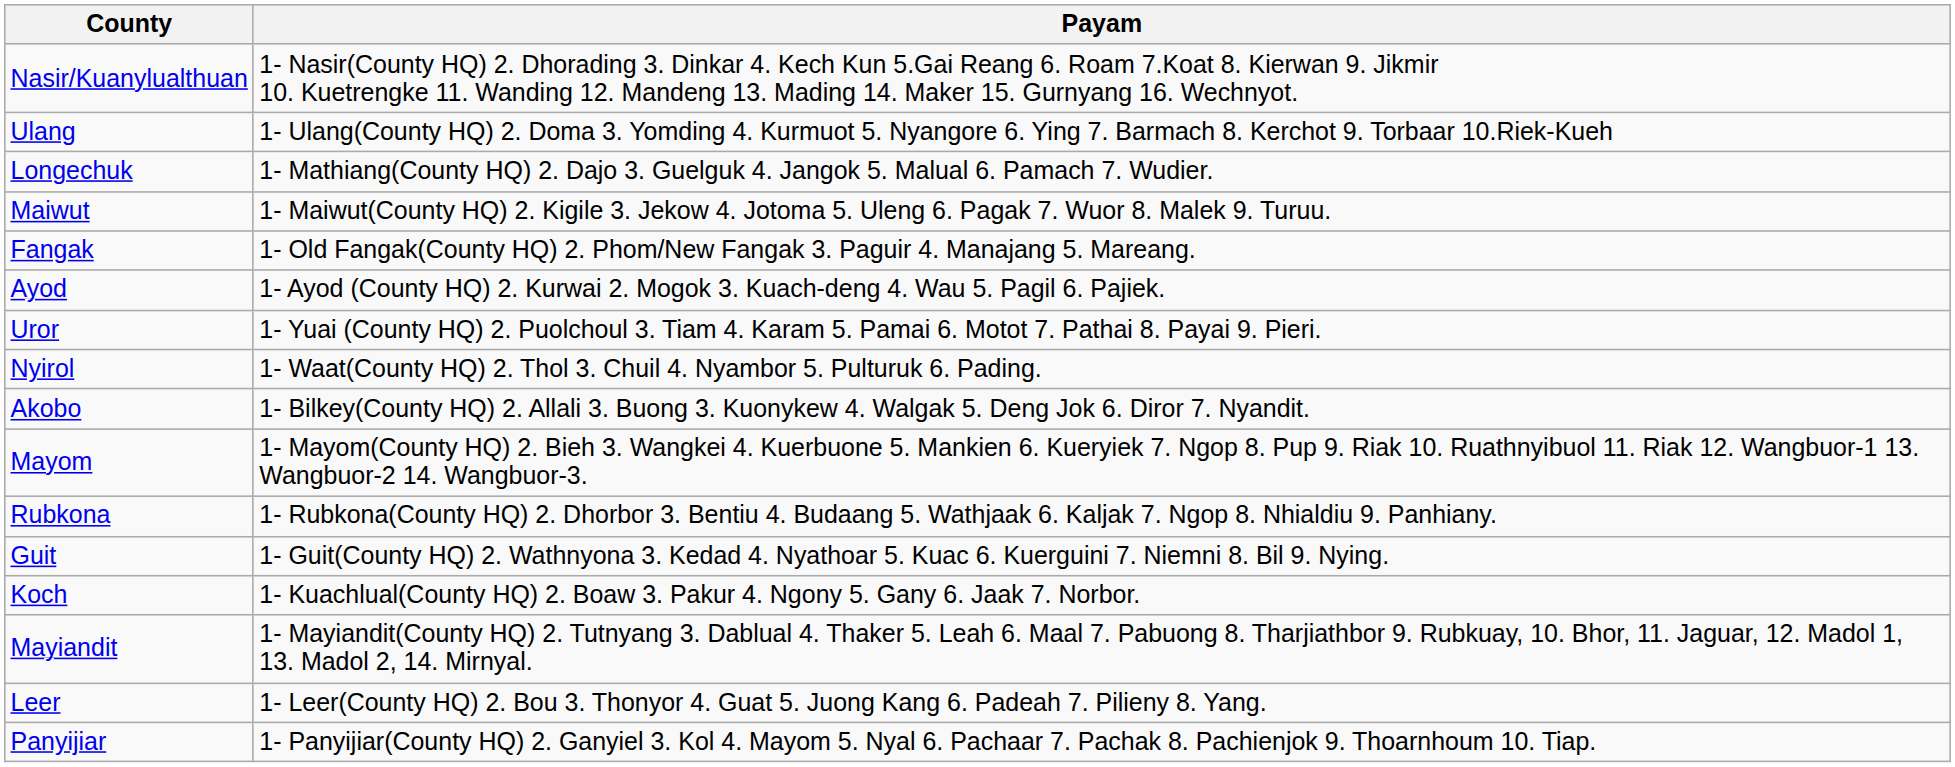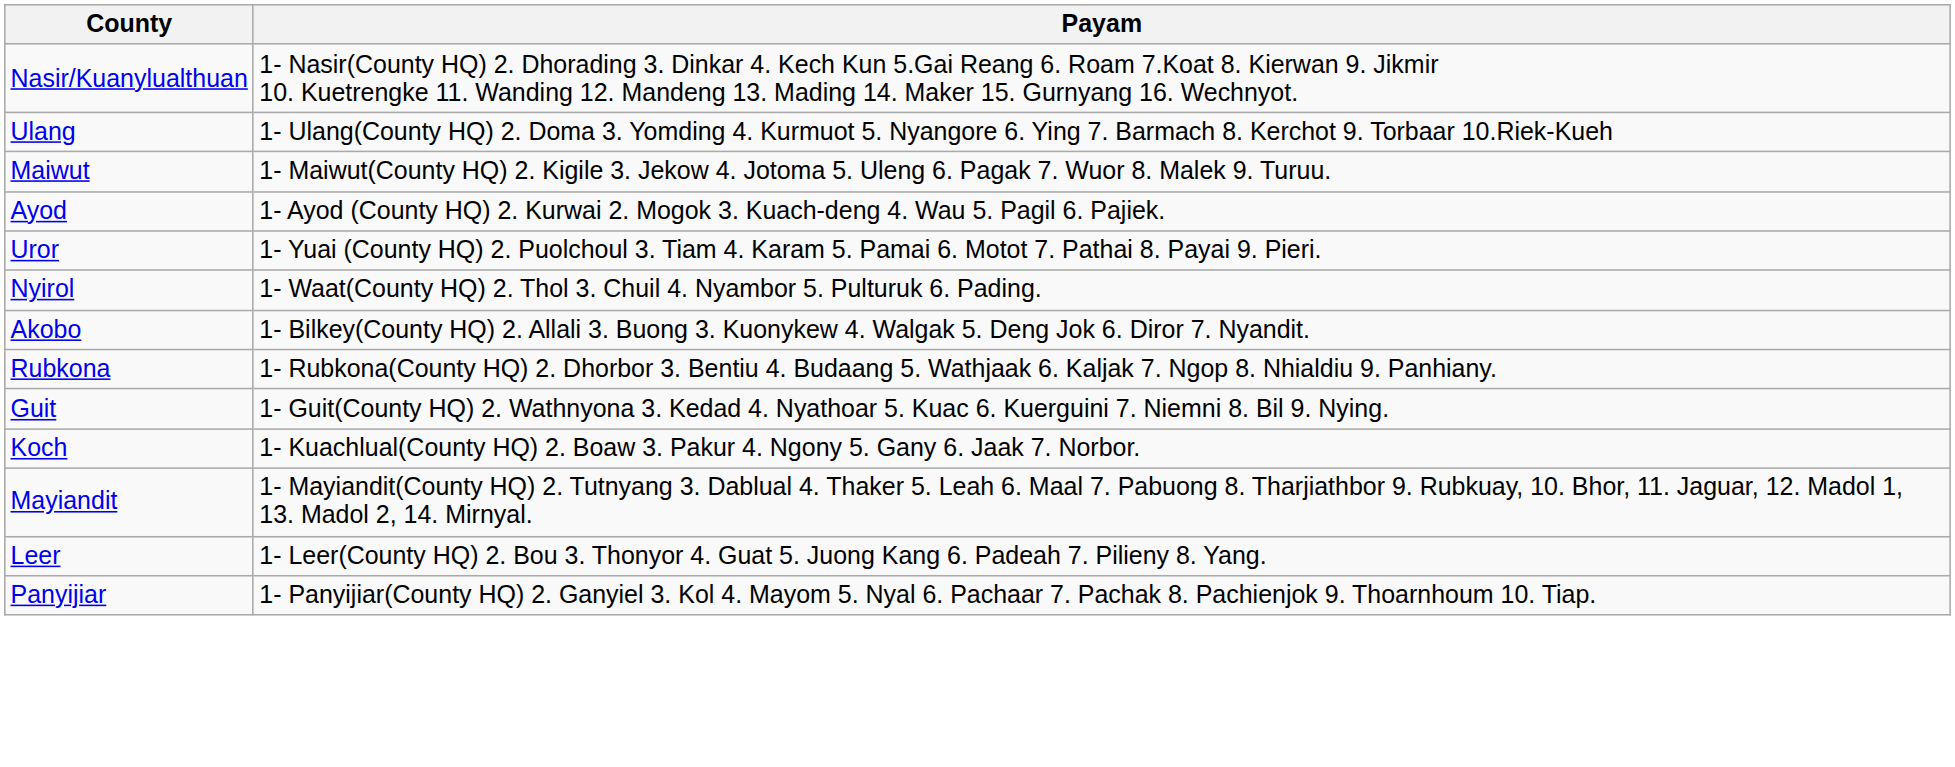- row: (72, 171)
- row: (52, 250)
- row: (51, 462)
